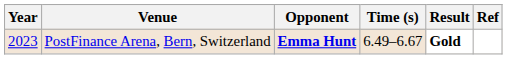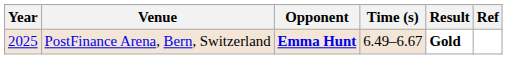(23, 41) 2023 -> (23, 41) 2025
